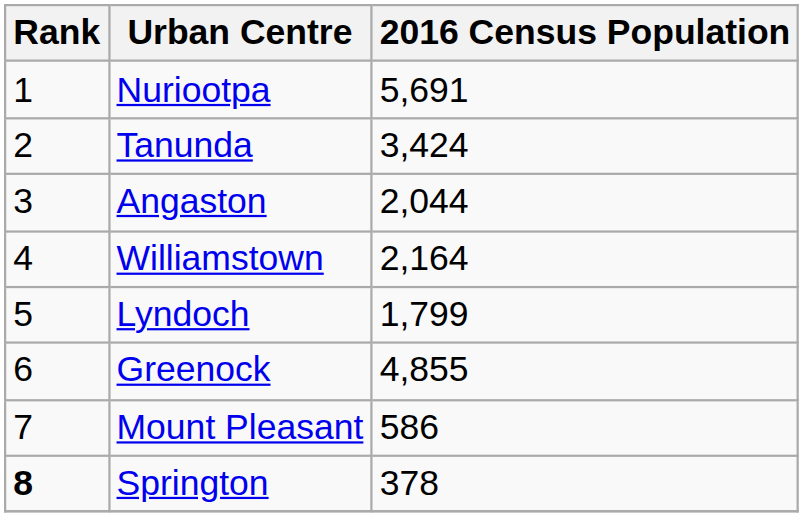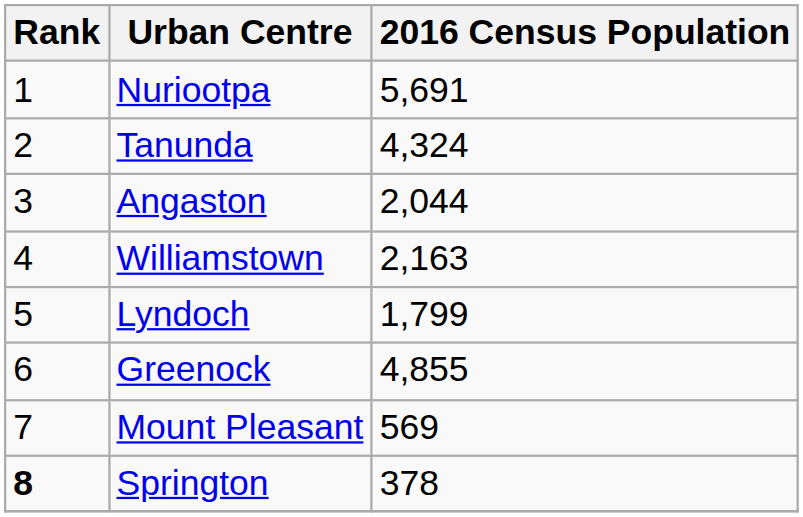(424, 145) 3,424 -> (424, 145) 4,324
(424, 257) 2,164 -> (424, 257) 2,163
(409, 426) 586 -> (409, 426) 569
